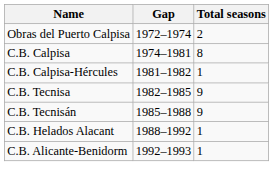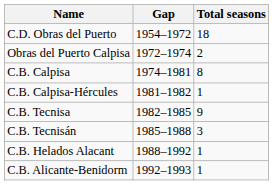+ row: (62, 33)
(200, 111) 9 -> (200, 131) 3
